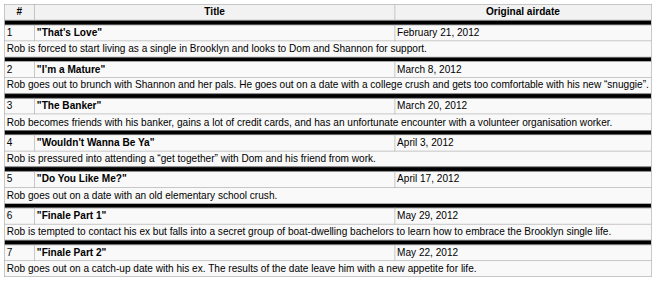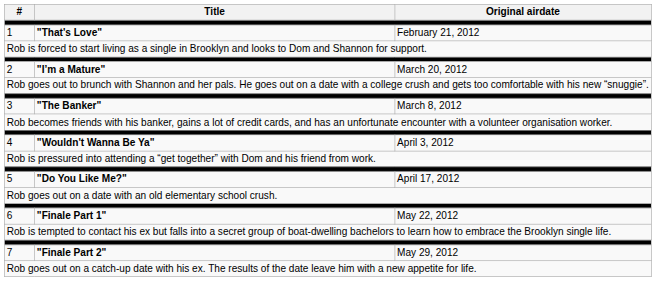(429, 69) March 8, 2012 -> (432, 69) March 20, 2012
(432, 106) March 20, 2012 -> (429, 106) March 8, 2012
(428, 216) May 29, 2012 -> (428, 216) May 22, 2012
(428, 252) May 22, 2012 -> (428, 252) May 29, 2012
